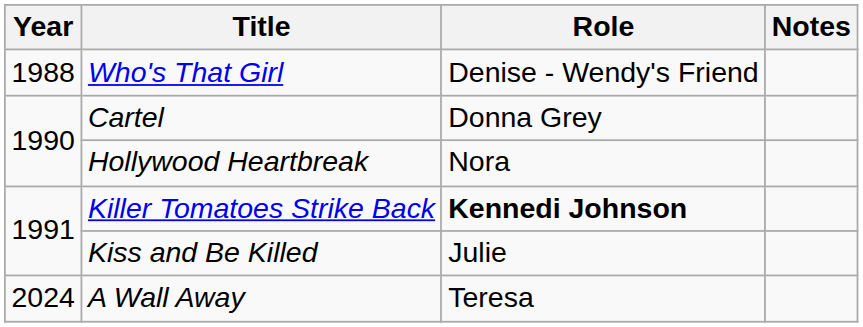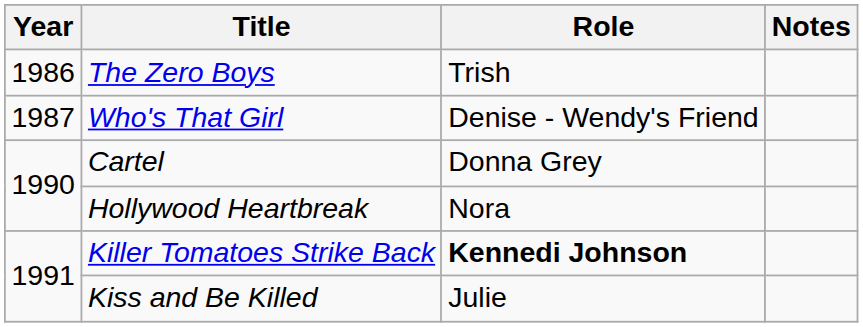+ row: (181, 72)
(43, 72) 1988 -> (43, 117) 1987
- row: (166, 298)
